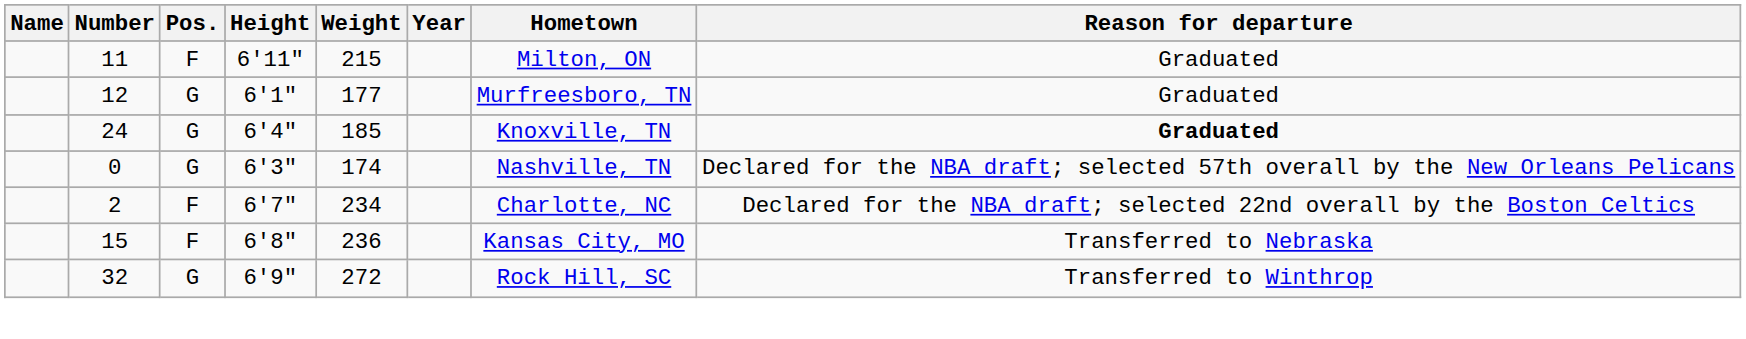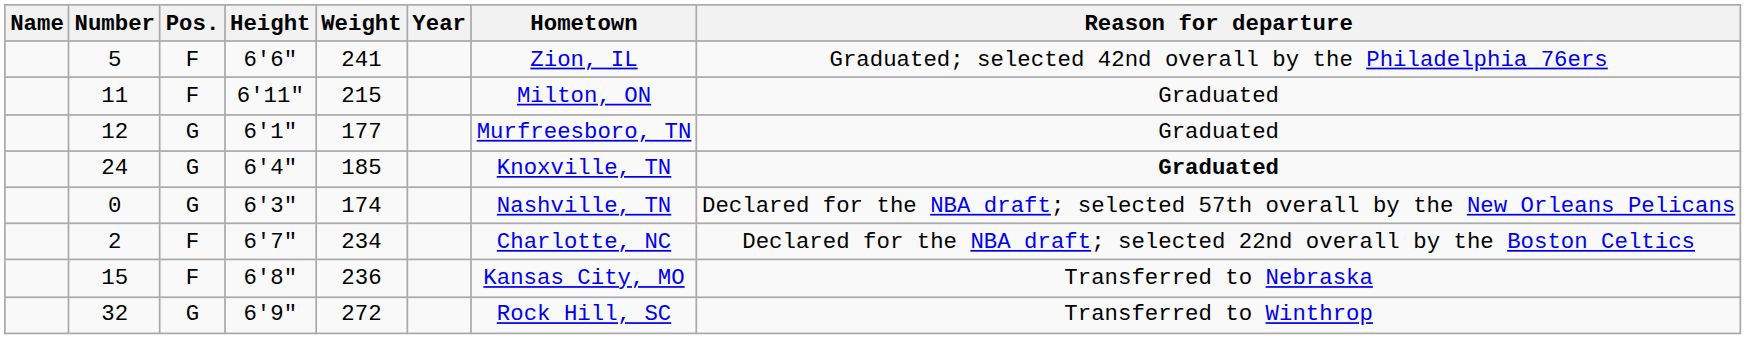+ row: (115, 60)
